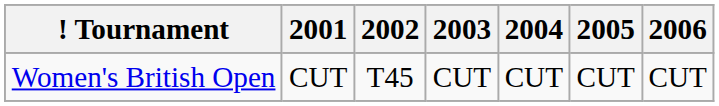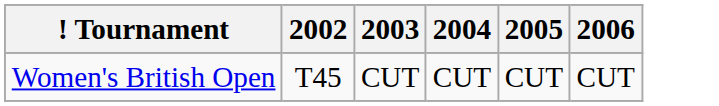- column: (318, 28)
